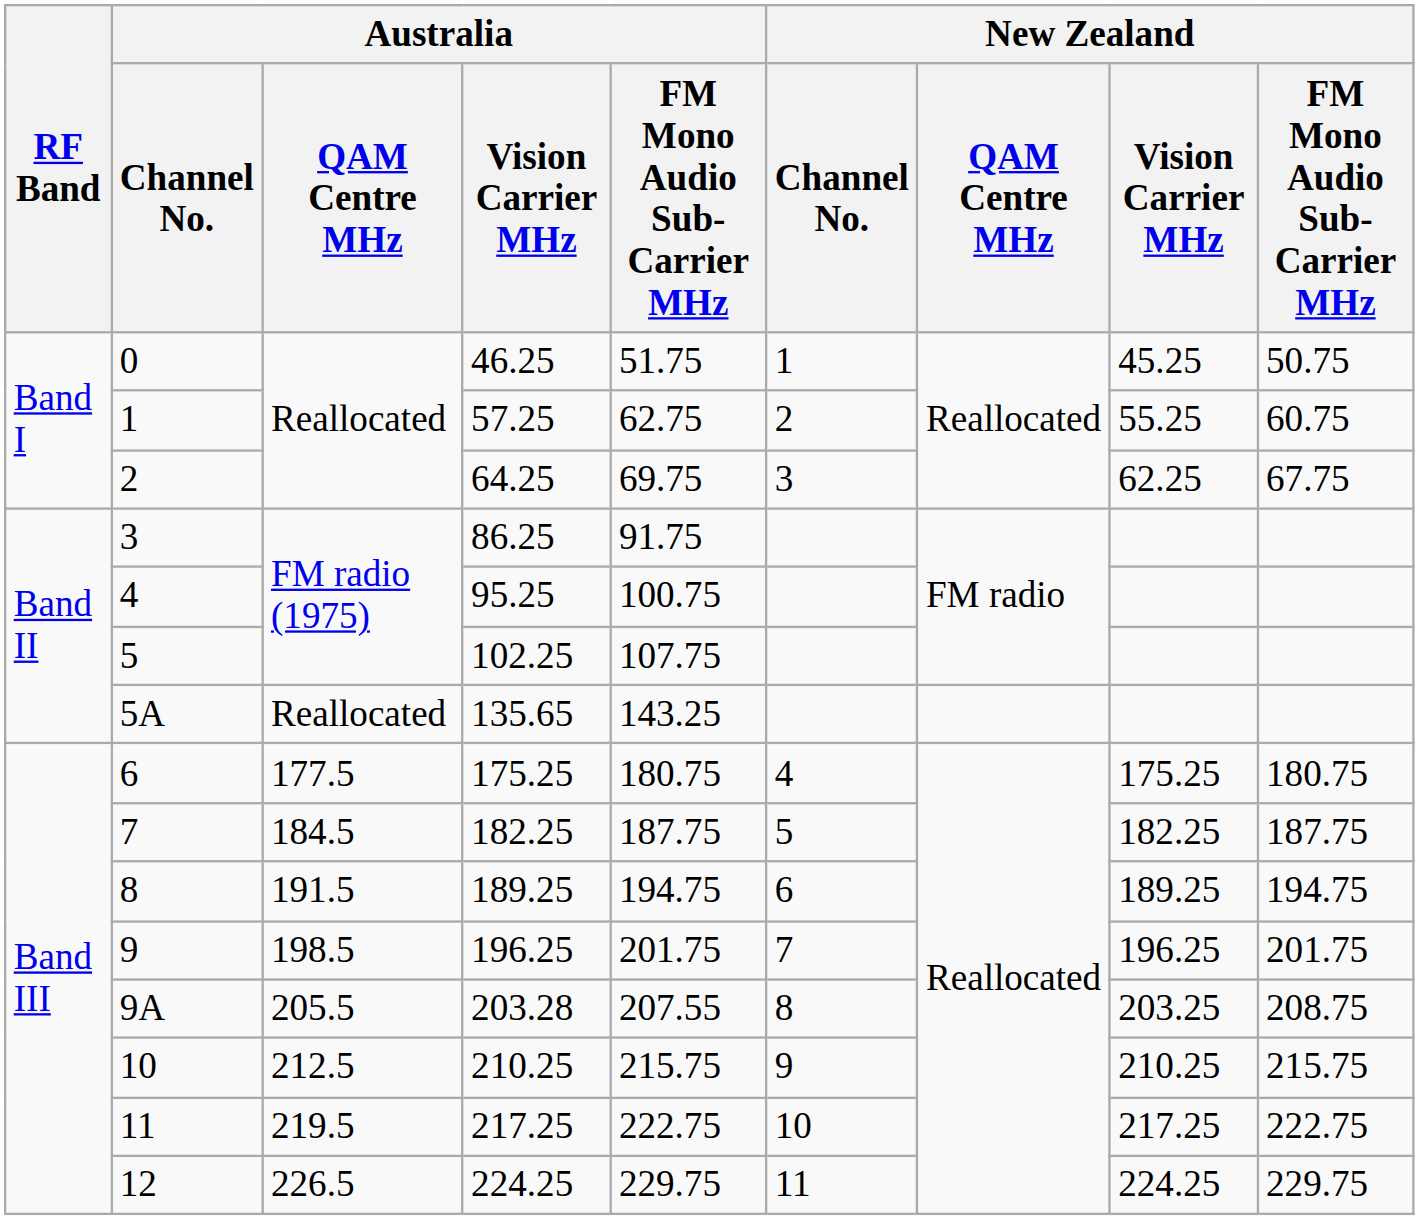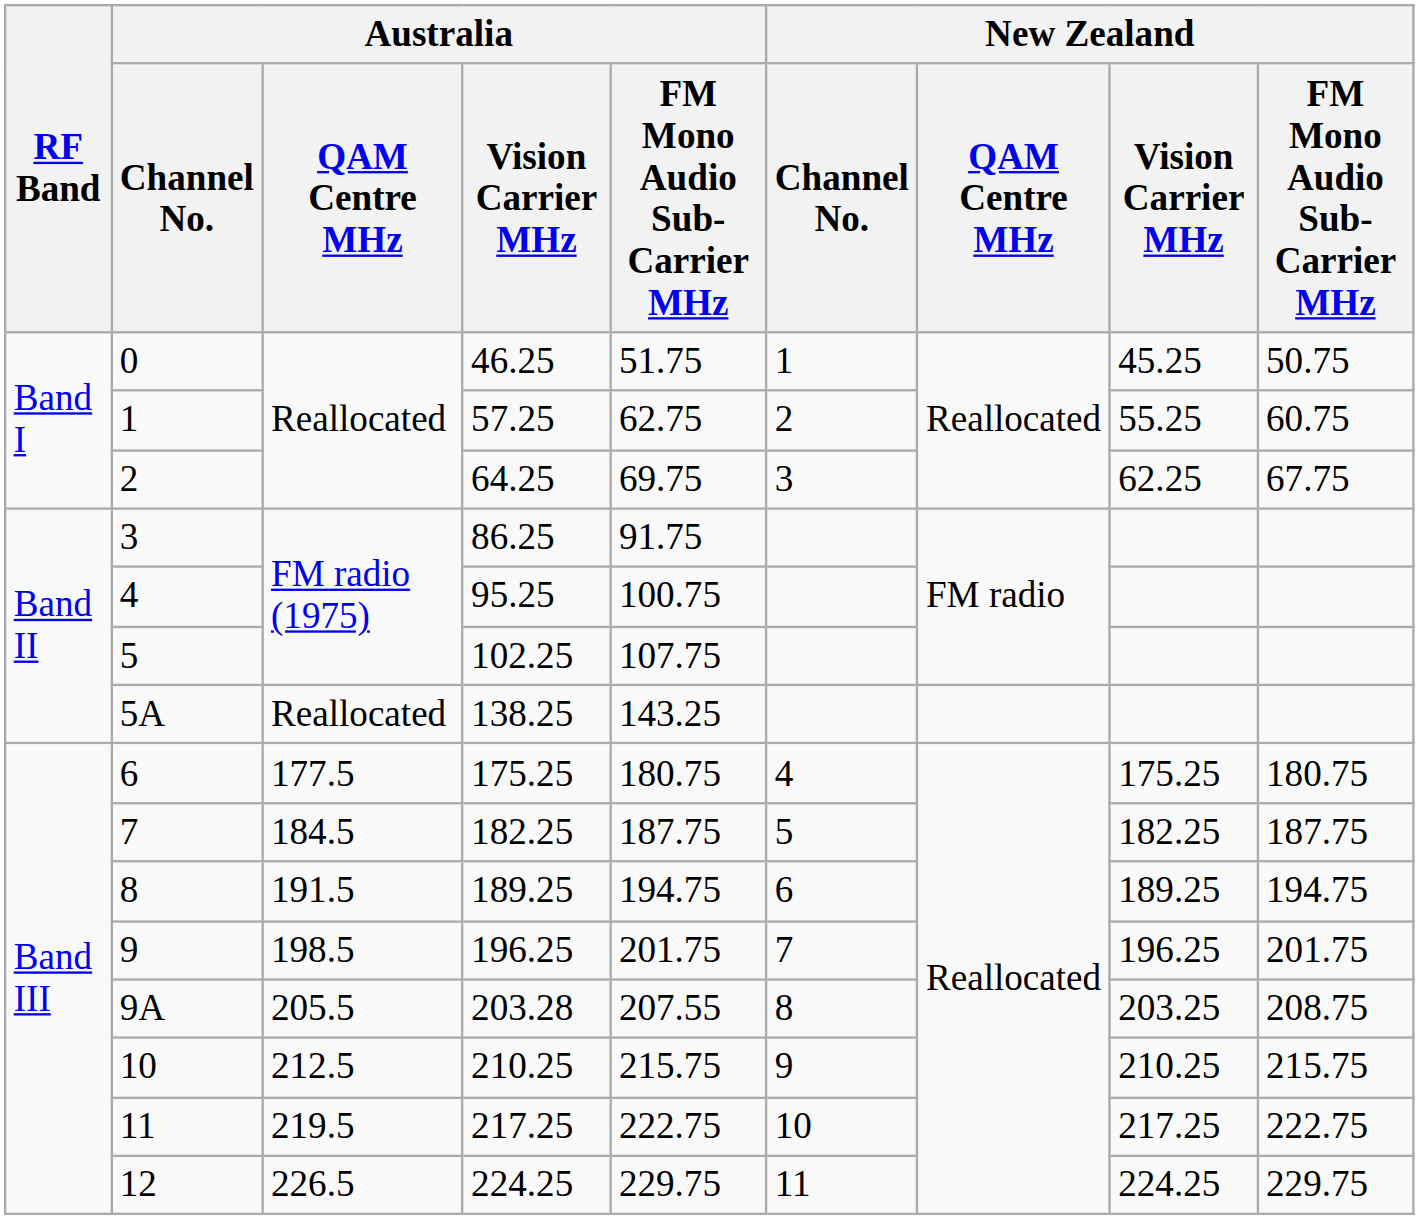(522, 713) 135.65 -> (522, 713) 138.25
